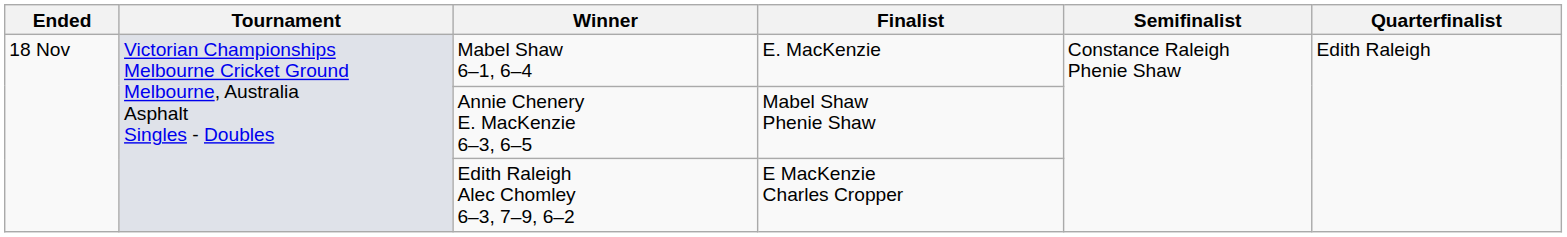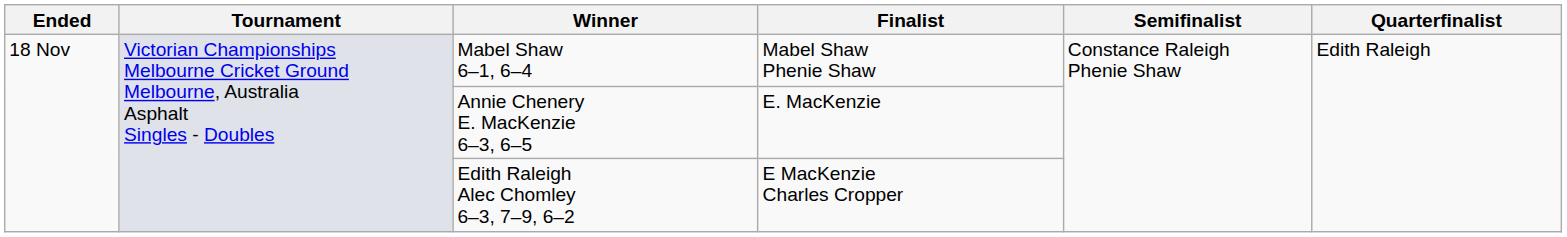(822, 50) E. MacKenzie -> (819, 60) Mabel Shaw Phenie Shaw
(819, 112) Mabel Shaw Phenie Shaw -> (822, 101) E. MacKenzie
